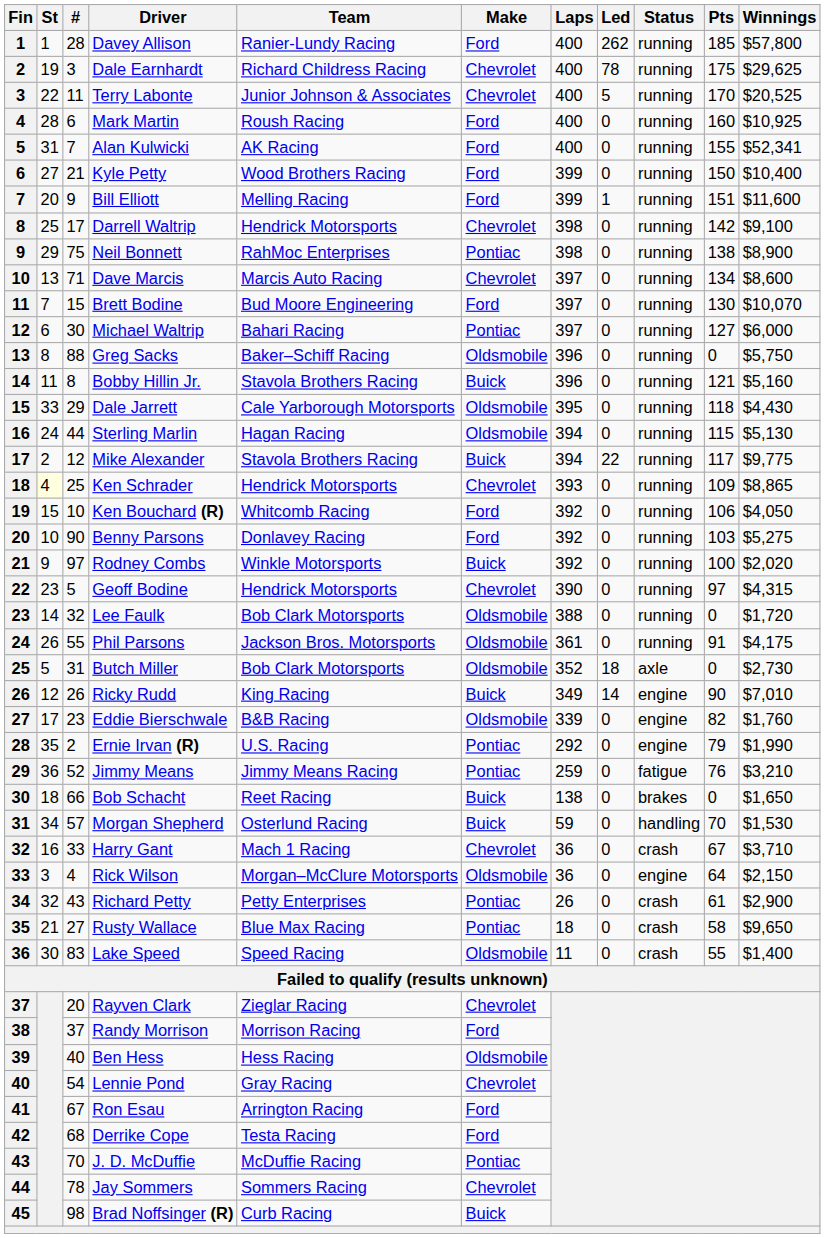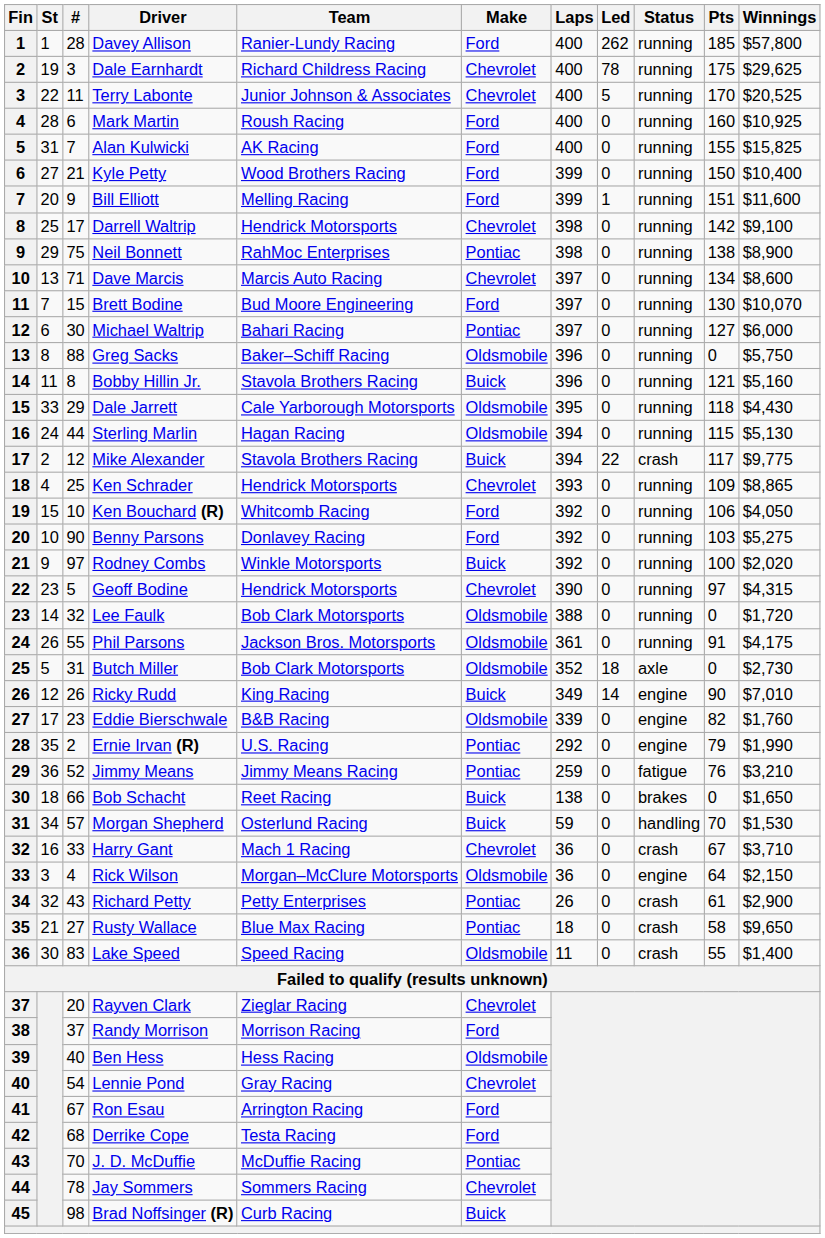(772, 148) $52,341 -> (772, 148) $15,825
(665, 460) running -> (658, 460) crash
(45, 485) lightyellow background -> (45, 485) no background
